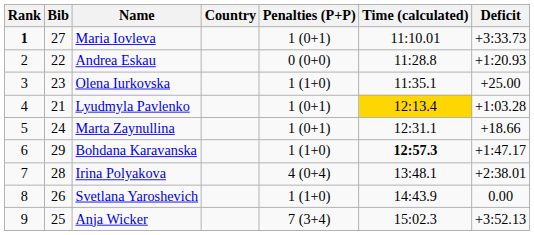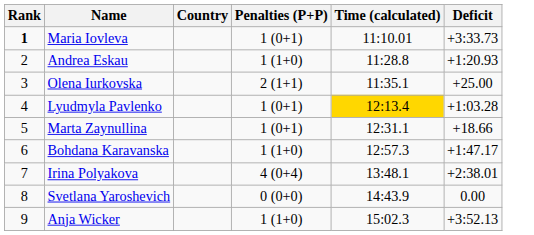- column: (58, 15)
(309, 60) 0 (0+0) -> (281, 60) 1 (1+0)
(309, 83) 1 (1+0) -> (281, 83) 2 (1+1)
(415, 151) bold -> (387, 151) normal
(309, 196) 1 (1+0) -> (281, 196) 0 (0+0)
(309, 219) 7 (3+4) -> (281, 219) 1 (1+0)
